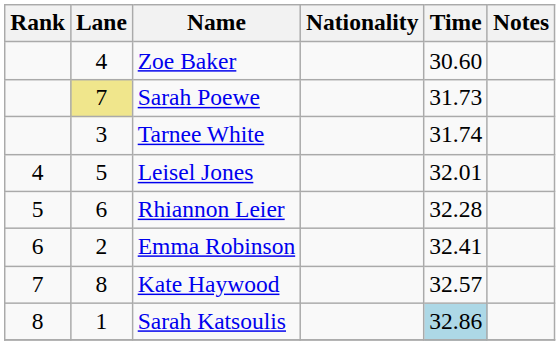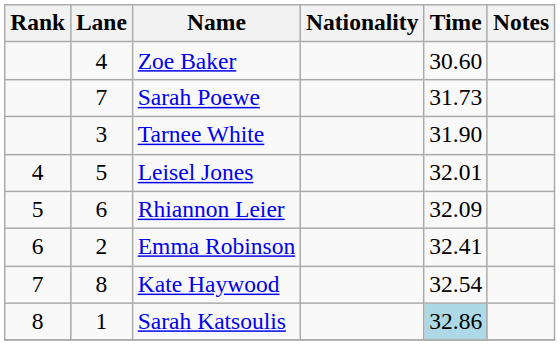(101, 97) khaki background -> (101, 97) no background
(456, 135) 31.74 -> (456, 135) 31.90
(456, 209) 32.28 -> (456, 209) 32.09
(456, 284) 32.57 -> (456, 284) 32.54
